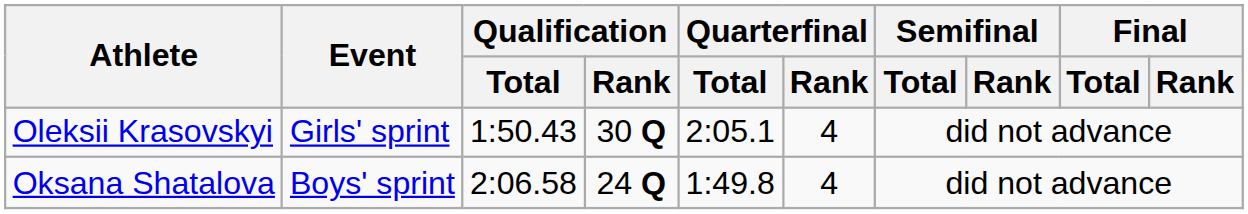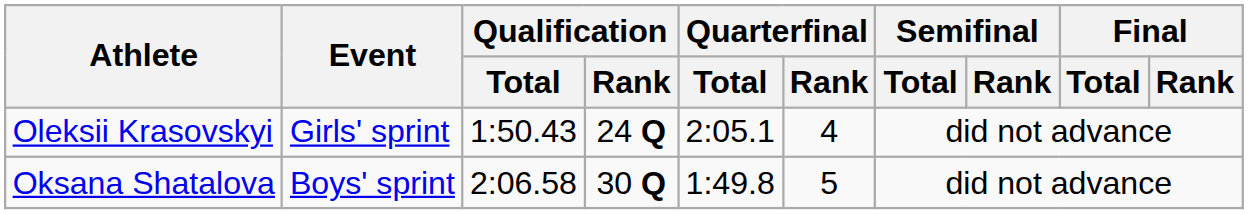(631, 132) 30 Q -> (631, 132) 24 Q
(631, 183) 24 Q -> (631, 183) 30 Q
(829, 183) 4 -> (829, 183) 5
